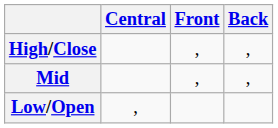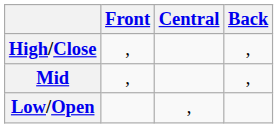columns swapped: (197, 19) <-> (135, 19)
